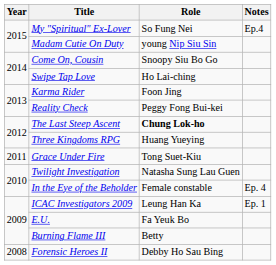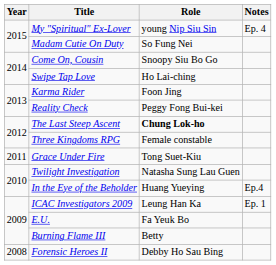(167, 28) So Fung Nei -> (179, 28) young Nip Siu Sin
(254, 28) Ep.4 -> (255, 28) Ep. 4
(179, 44) young Nip Siu Sin -> (167, 44) So Fung Nei
(173, 140) Huang Yueying -> (177, 140) Female constable
(177, 188) Female constable -> (173, 188) Huang Yueying
(255, 188) Ep. 4 -> (254, 188) Ep.4
